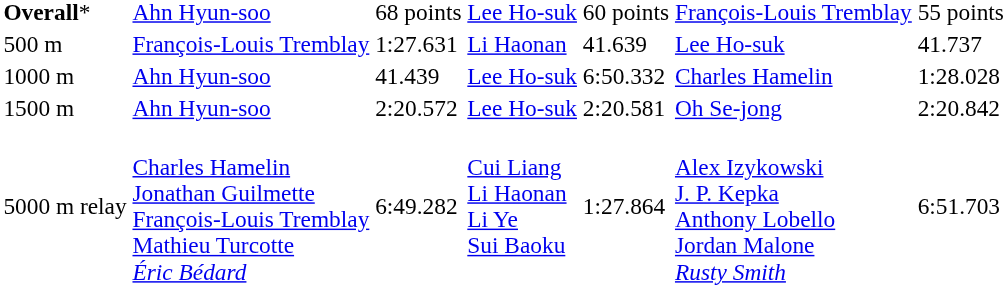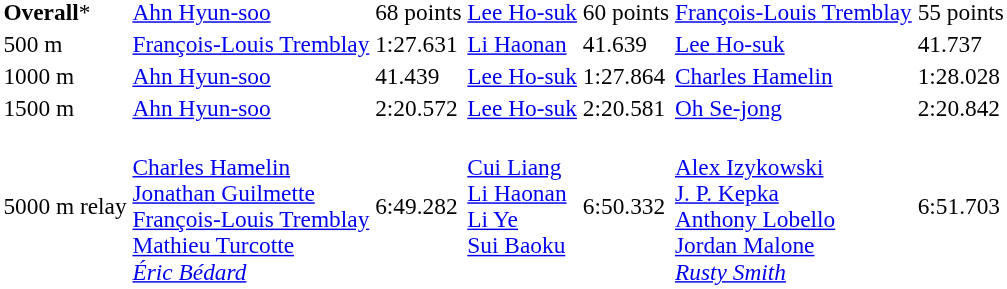(624, 76) 6:50.332 -> (624, 76) 1:27.864
(624, 206) 1:27.864 -> (624, 206) 6:50.332
